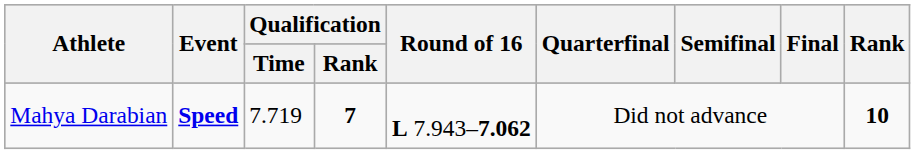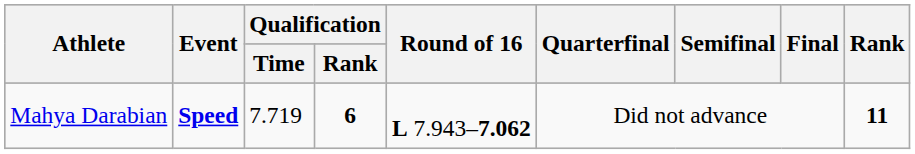(350, 115) 7 -> (350, 115) 6
(877, 115) 10 -> (877, 115) 11
